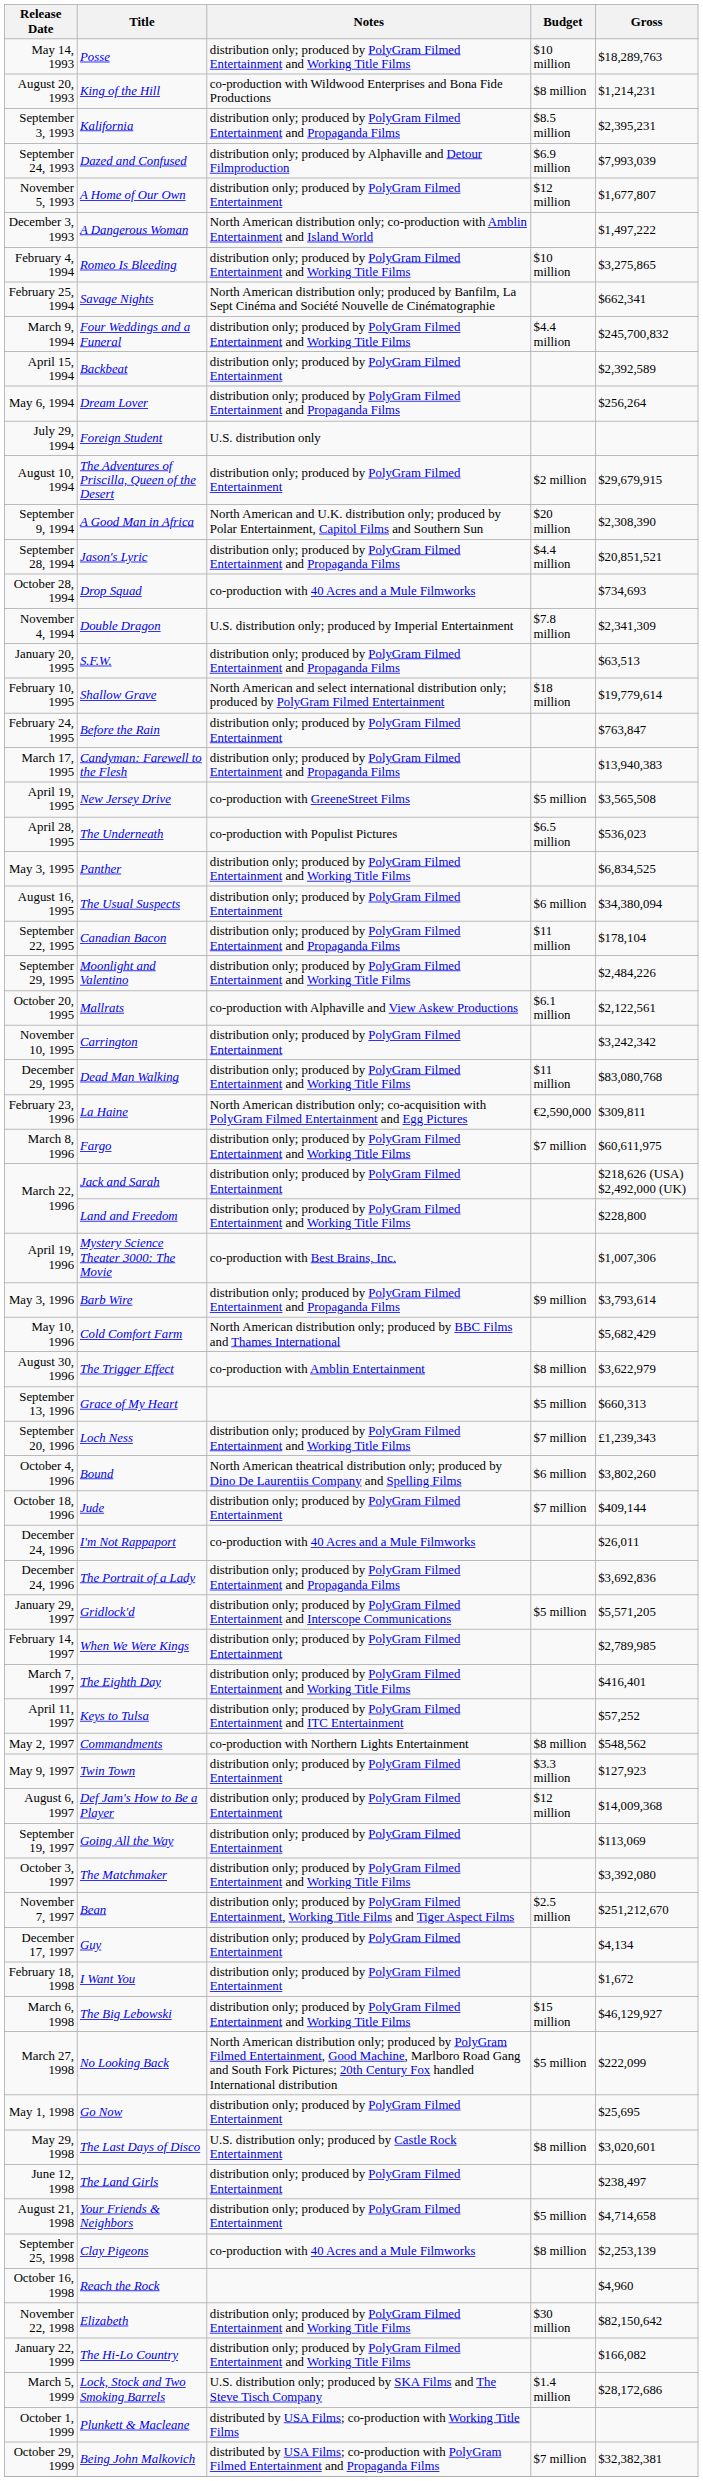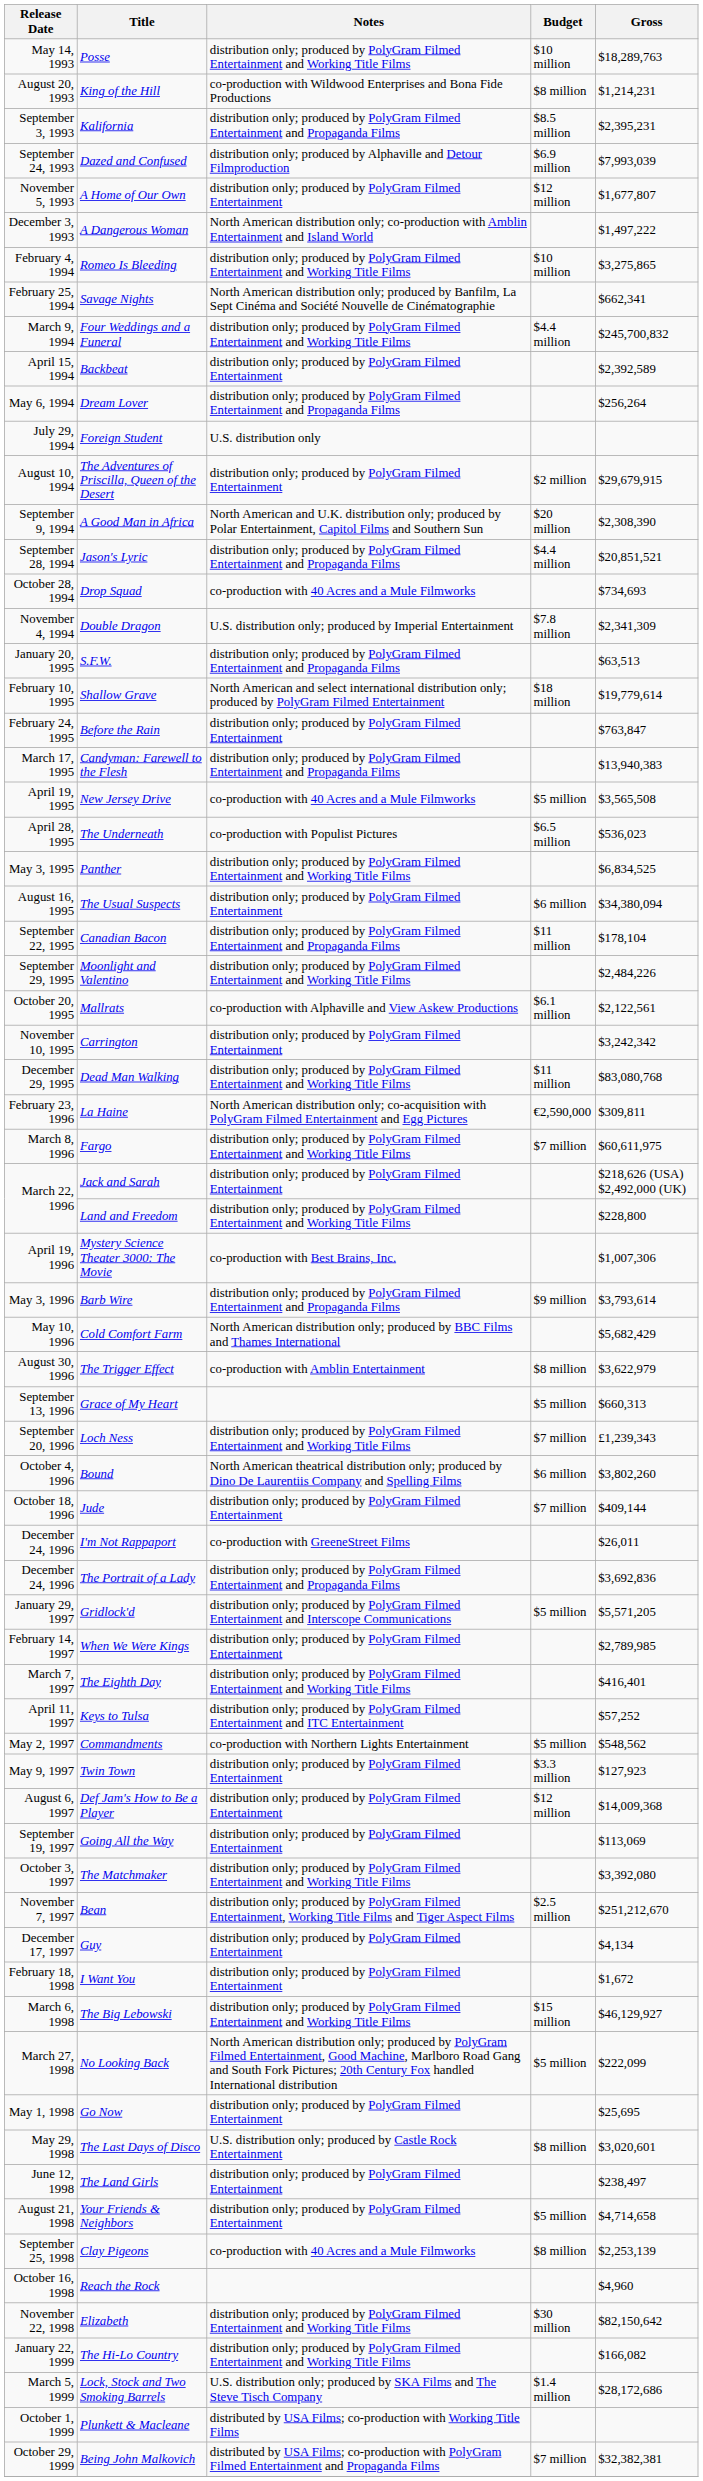(310, 799) co-production with GreeneStreet Films -> (343, 799) co-production with 40 Acres and a Mule Filmworks
(343, 1542) co-production with 40 Acres and a Mule Filmworks -> (310, 1542) co-production with GreeneStreet Films
(560, 1743) $8 million -> (560, 1743) $5 million
